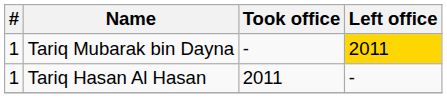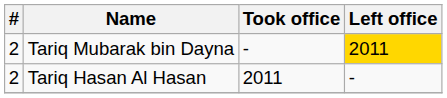(14, 48) 1 -> (14, 48) 2
(14, 78) 1 -> (14, 78) 2
